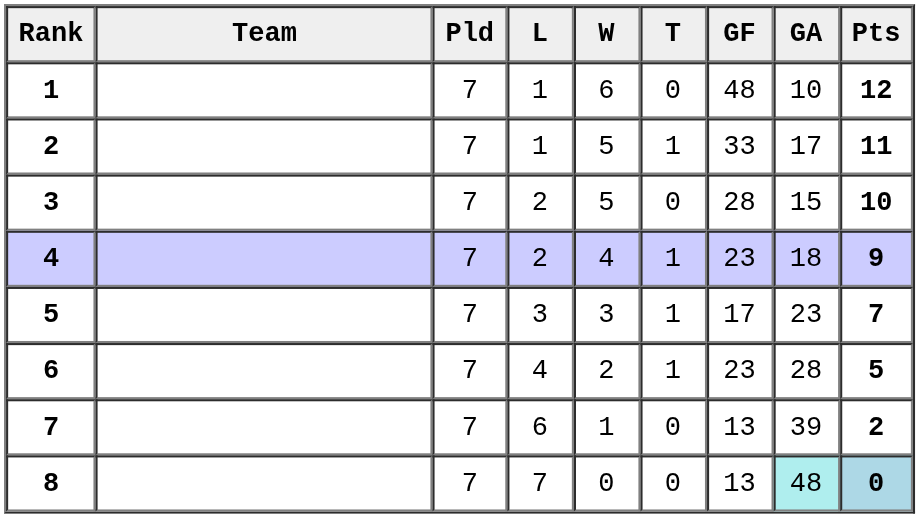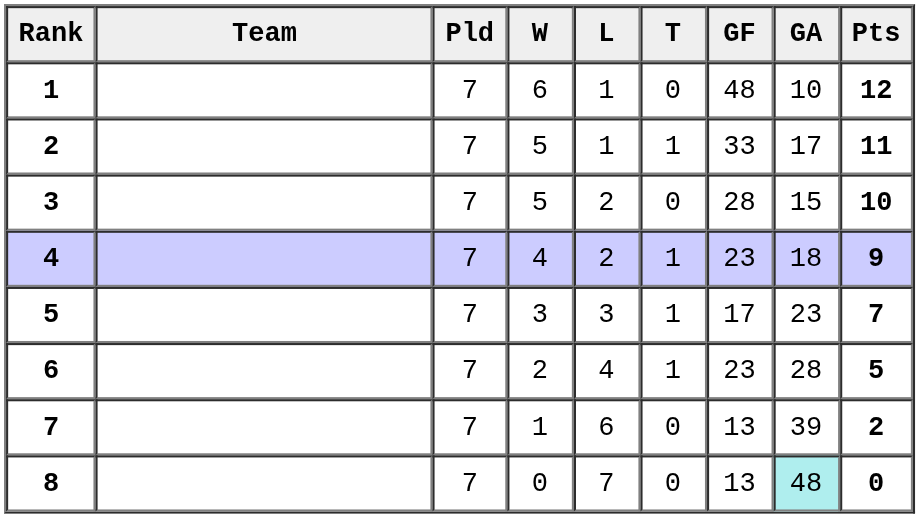columns swapped: (606, 34) <-> (540, 34)
(876, 483) lightblue background -> (876, 483) no background
